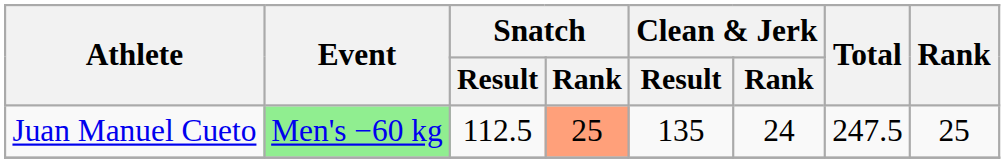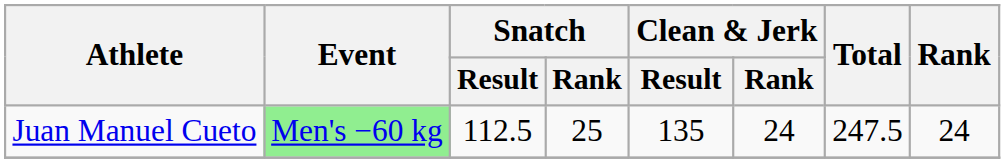(587, 131) lightsalmon background -> (587, 131) no background
(954, 131) 25 -> (954, 131) 24
